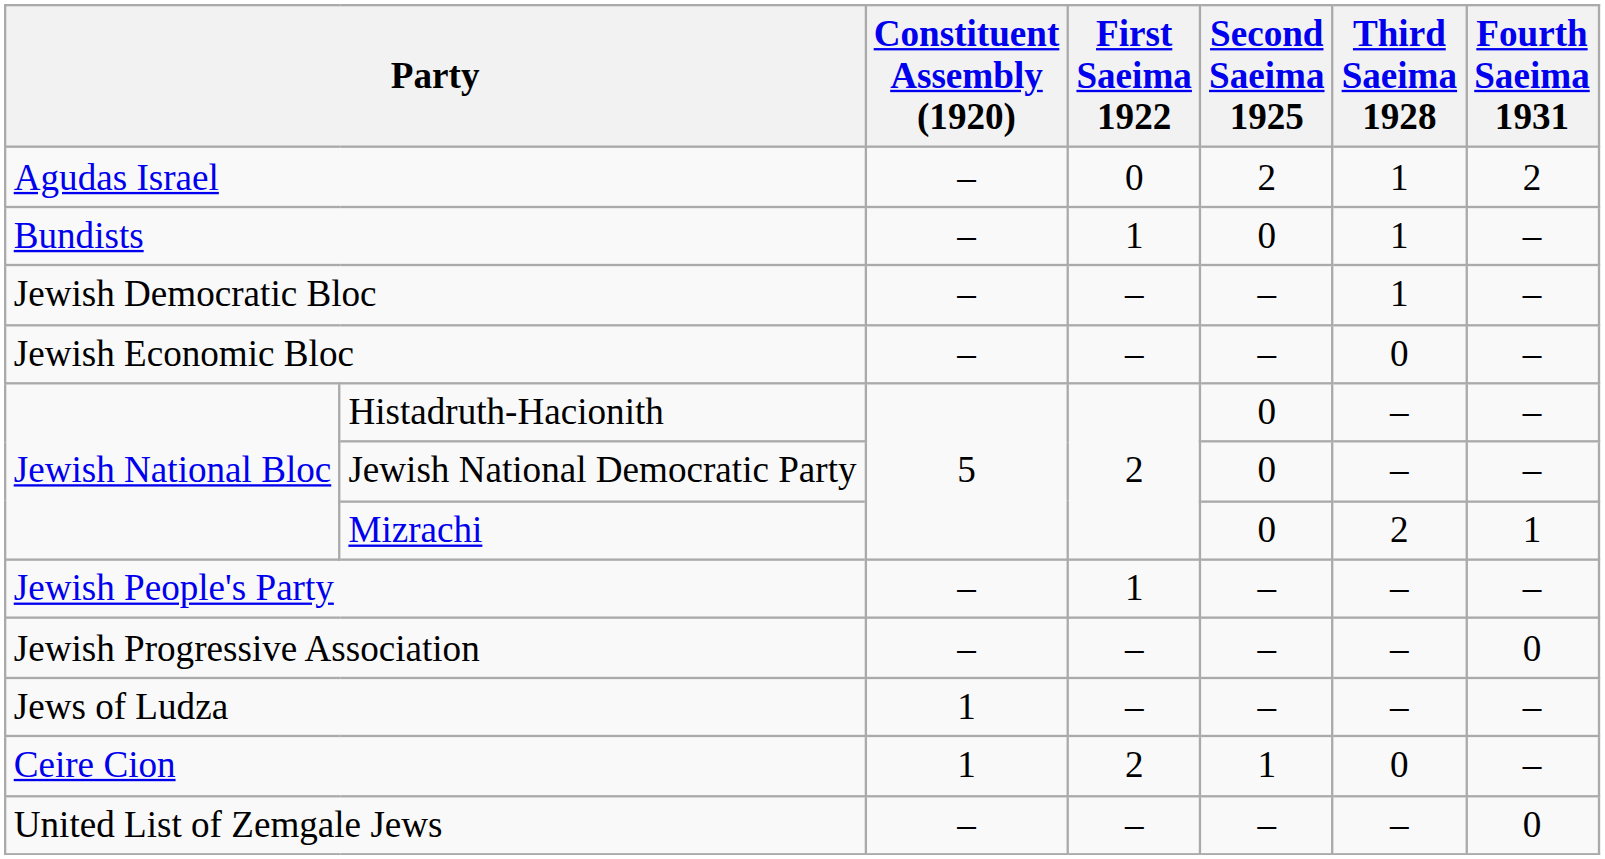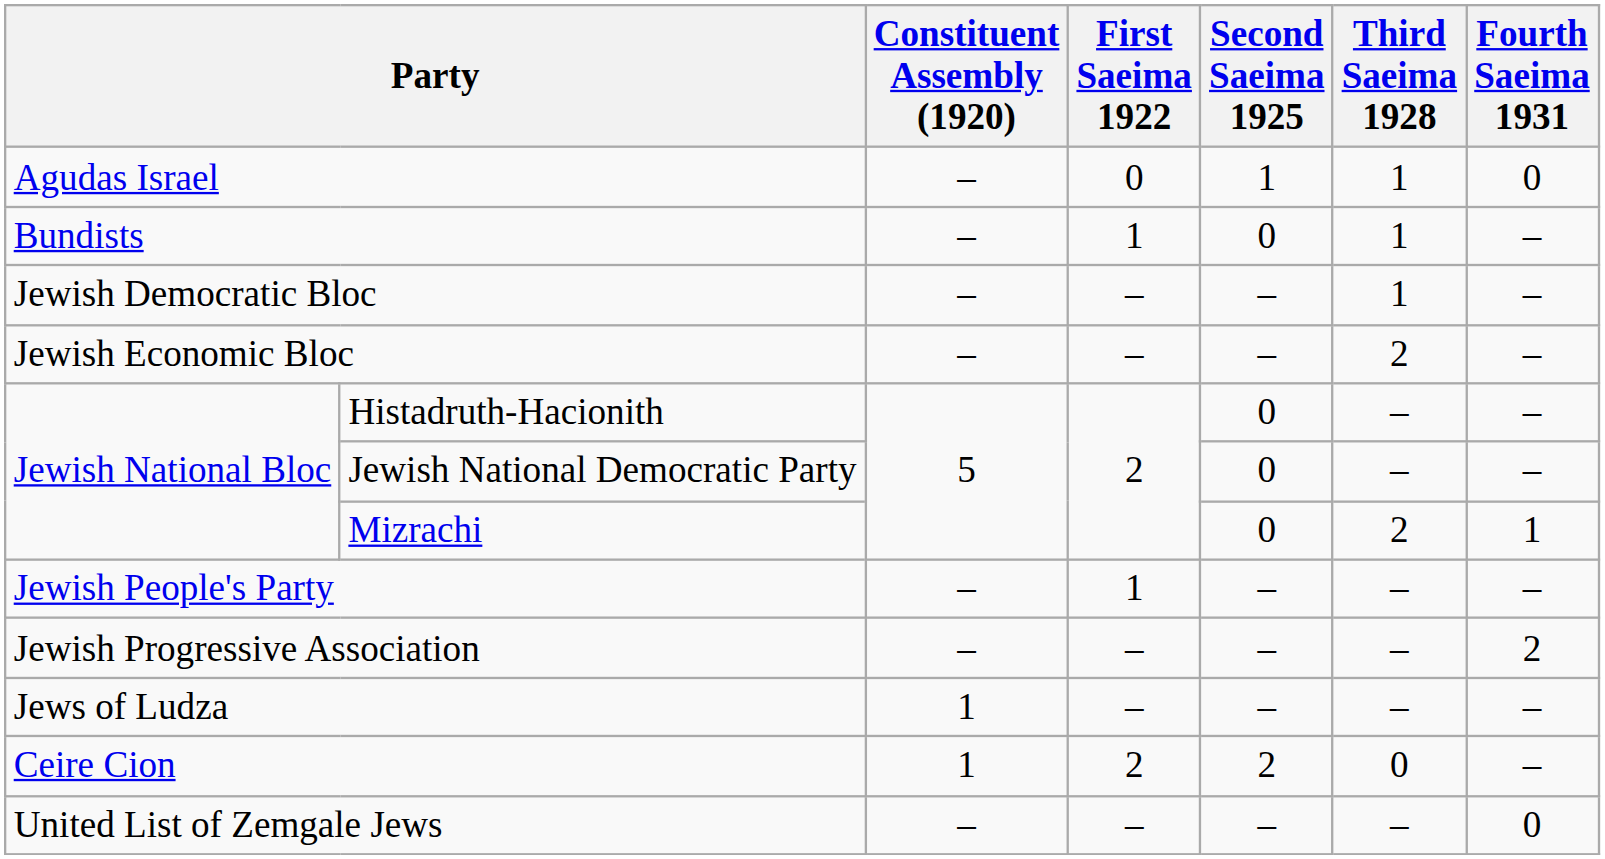(1267, 176) 2 -> (1267, 176) 1
(1532, 176) 2 -> (1532, 176) 0
(1399, 352) 0 -> (1399, 352) 2
(1532, 647) 0 -> (1532, 647) 2
(1267, 765) 1 -> (1267, 765) 2
